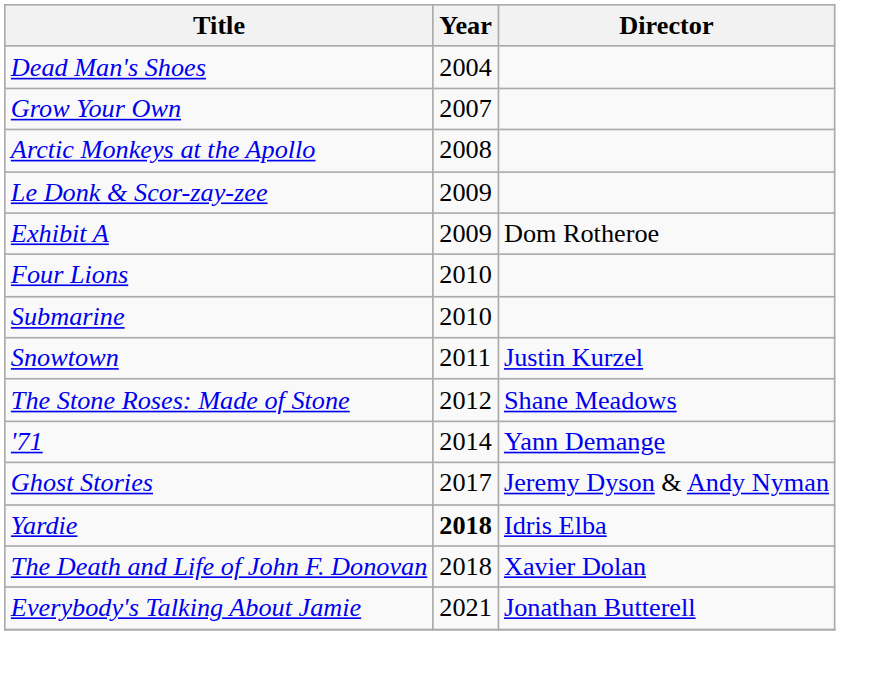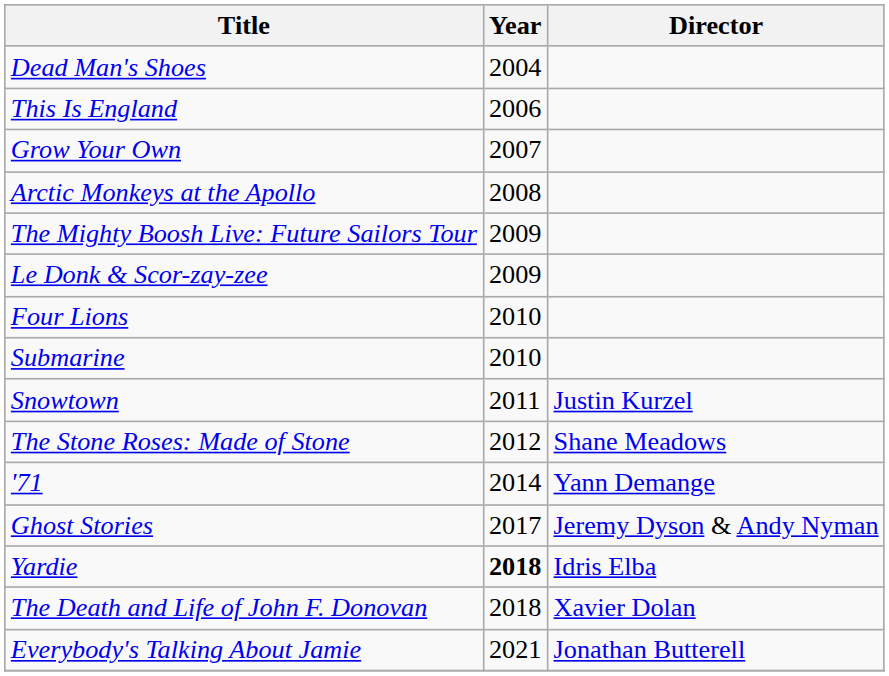+ row: (94, 108)
+ row: (244, 233)
- row: (60, 233)
